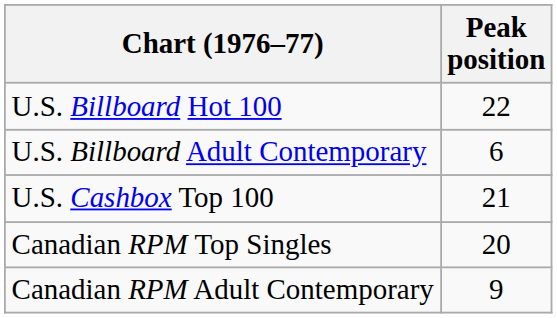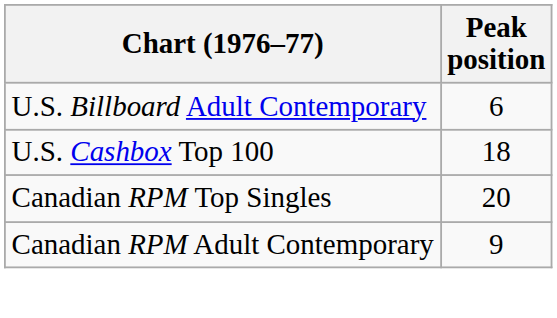- row: (147, 105)
(496, 197) 21 -> (496, 151) 18
